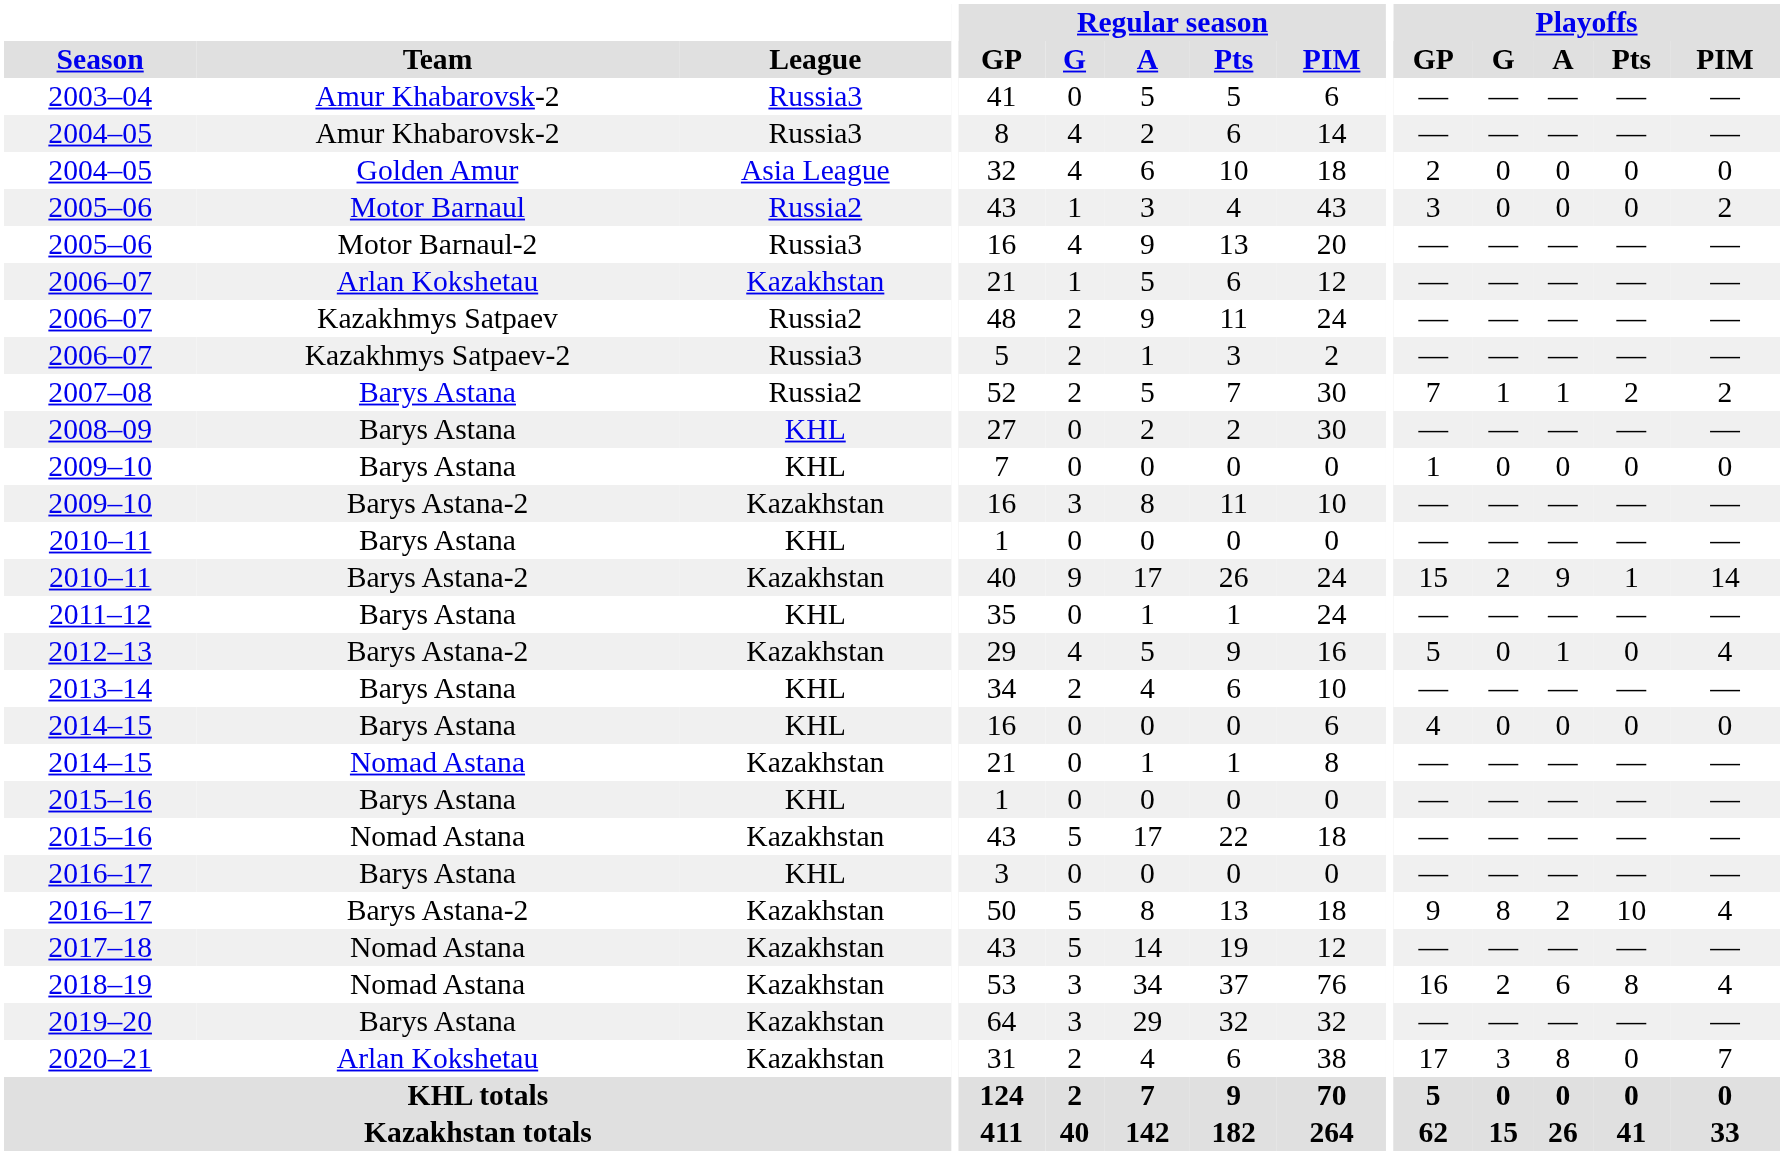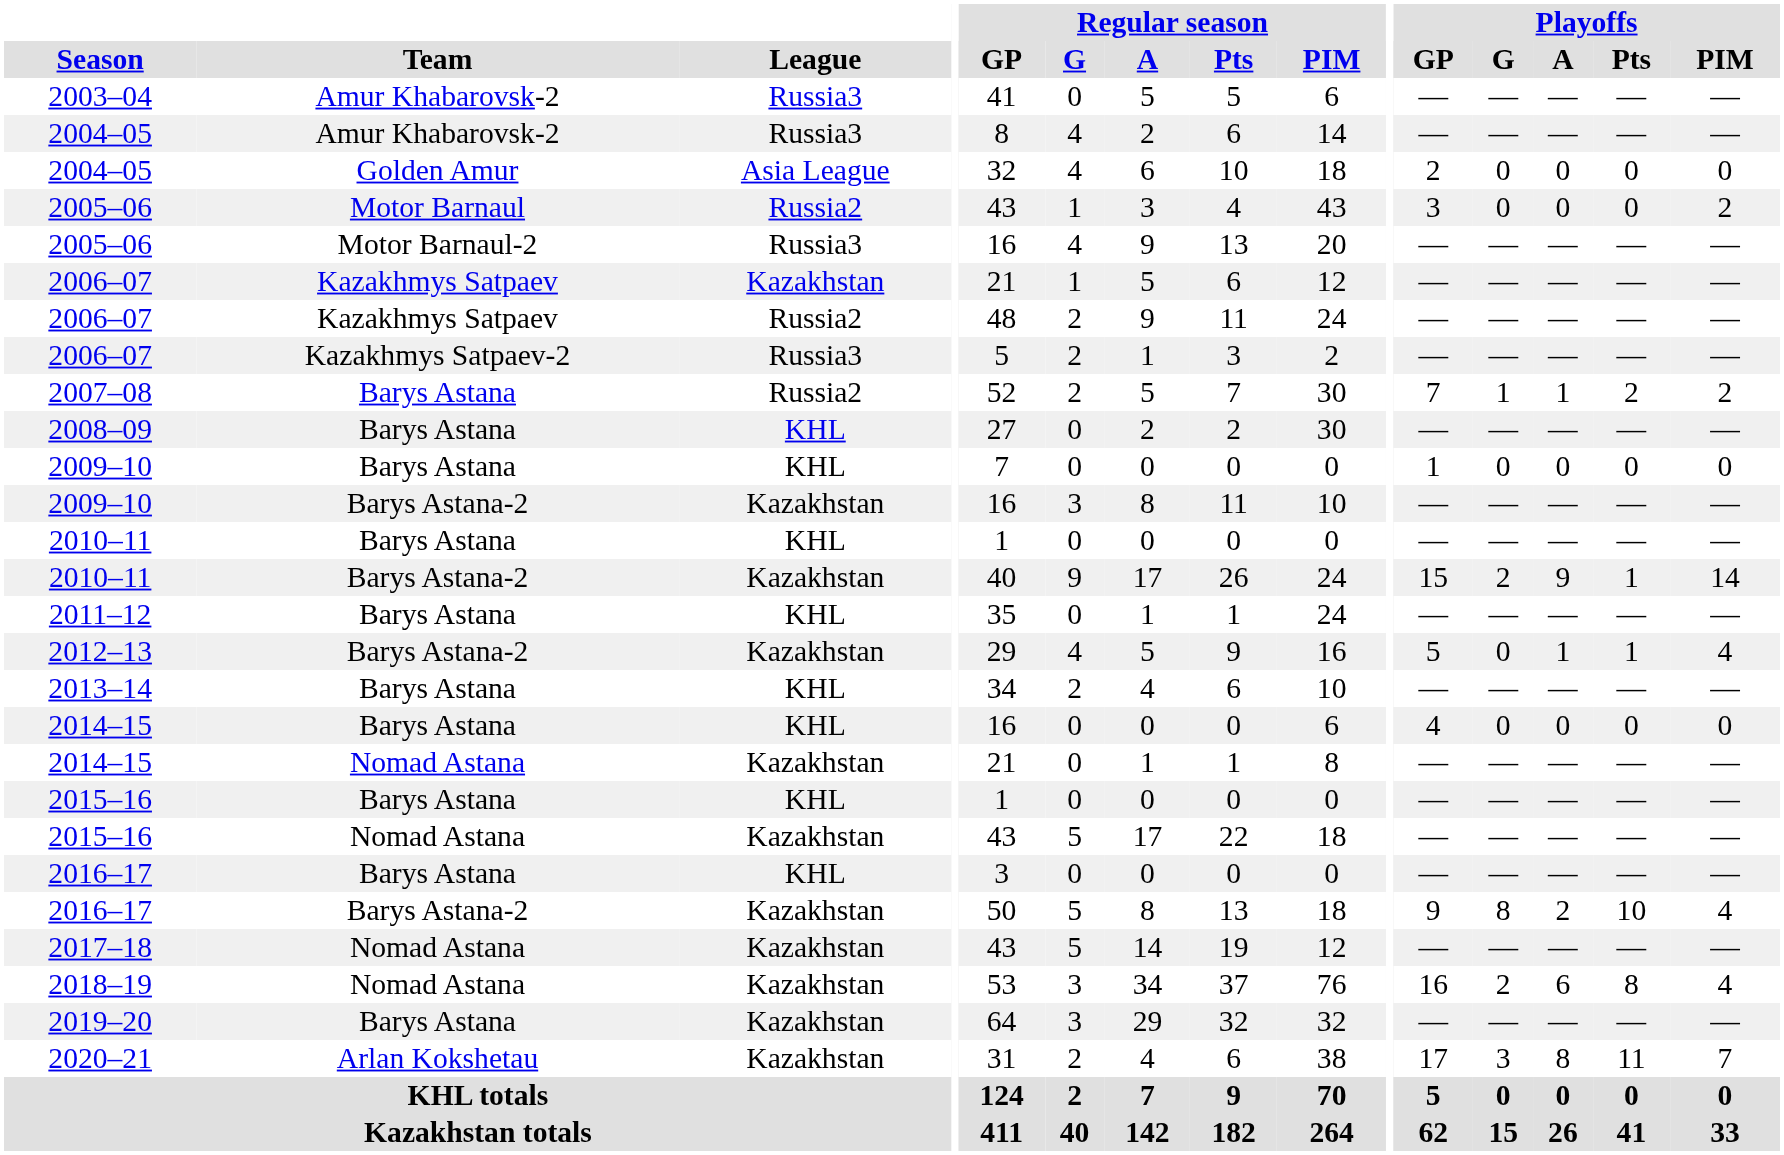(437, 281) Arlan Kokshetau -> (437, 281) Kazakhmys Satpaev
(1631, 651) 0 -> (1631, 651) 1
(1631, 1058) 0 -> (1631, 1058) 11
